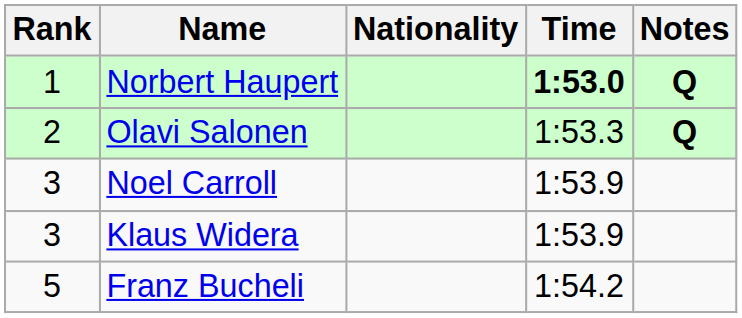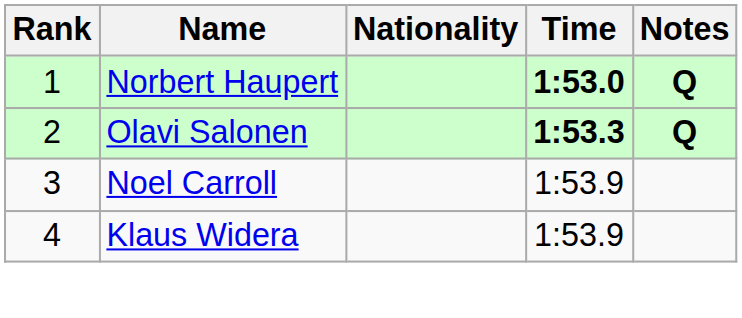(579, 132) normal -> (579, 132) bold
(52, 235) 3 -> (52, 235) 4
- row: (205, 286)
